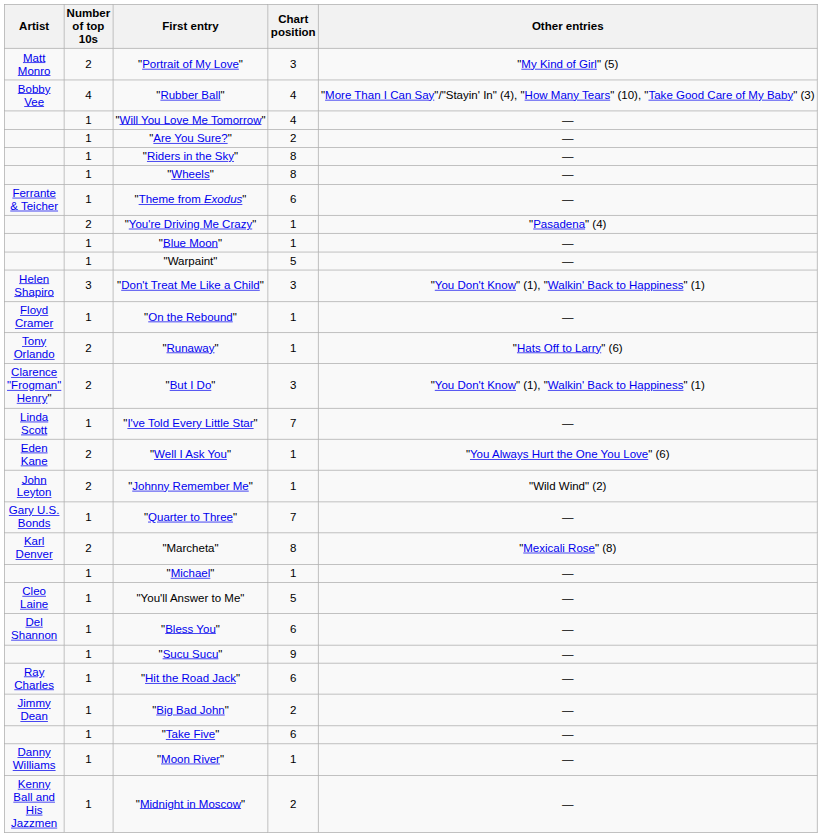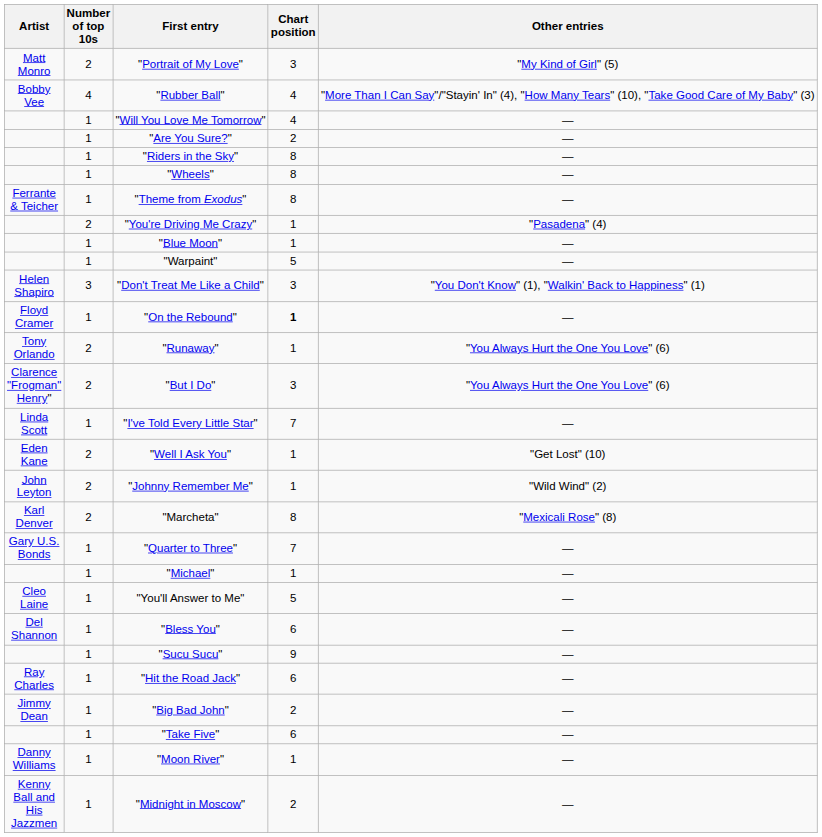(293, 199) 6 -> (293, 199) 8
(293, 317) normal -> (293, 317) bold
(568, 348) "Hats Off to Larry" (6) -> (568, 348) "You Always Hurt the One You Love" (6)
(568, 386) "You Don't Know" (1), "Walkin' Back to Happiness" (1) -> (568, 386) "You Always Hurt the One You Love" (6)
(568, 454) "You Always Hurt the One You Love" (6) -> (568, 454) "Get Lost" (10)
rows swapped: (190, 517) <-> (190, 548)
